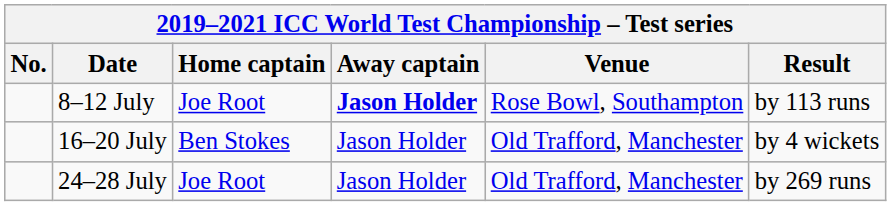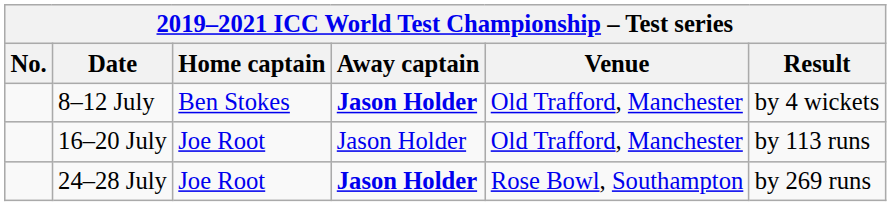(222, 102) Joe Root -> (234, 102) Ben Stokes
(617, 102) Rose Bowl, Southampton -> (617, 102) Old Trafford, Manchester
(812, 102) by 113 runs -> (817, 102) by 4 wickets
(234, 141) Ben Stokes -> (222, 141) Joe Root
(817, 141) by 4 wickets -> (812, 141) by 113 runs
(401, 180) normal -> (407, 180) bold
(617, 180) Old Trafford, Manchester -> (617, 180) Rose Bowl, Southampton
